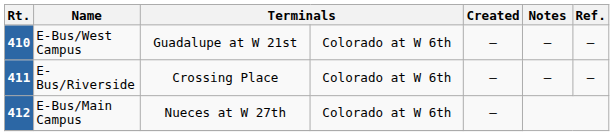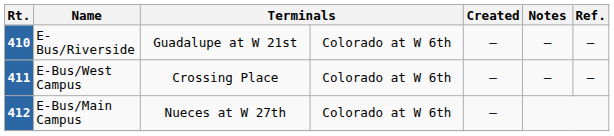(74, 43) E-Bus/West Campus -> (86, 43) E-Bus/Riverside
(86, 78) E-Bus/Riverside -> (74, 78) E-Bus/West Campus
